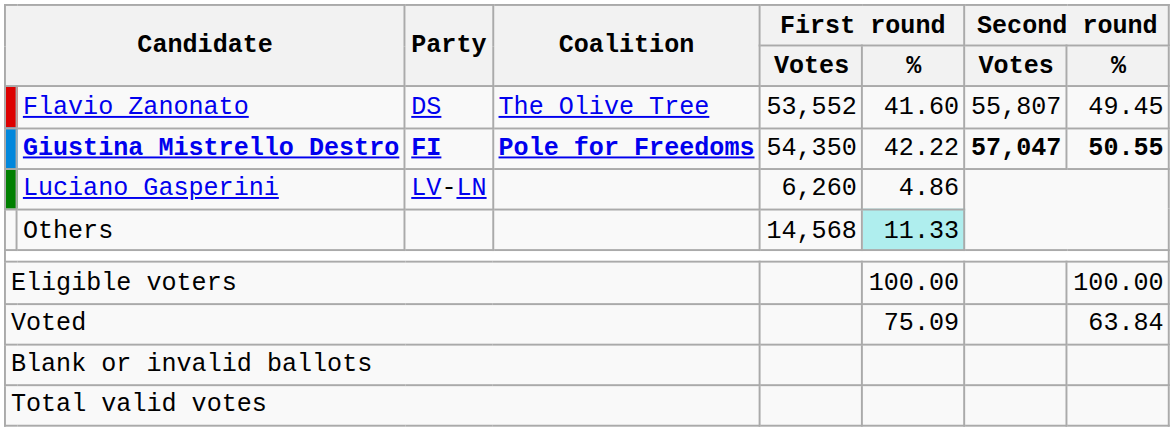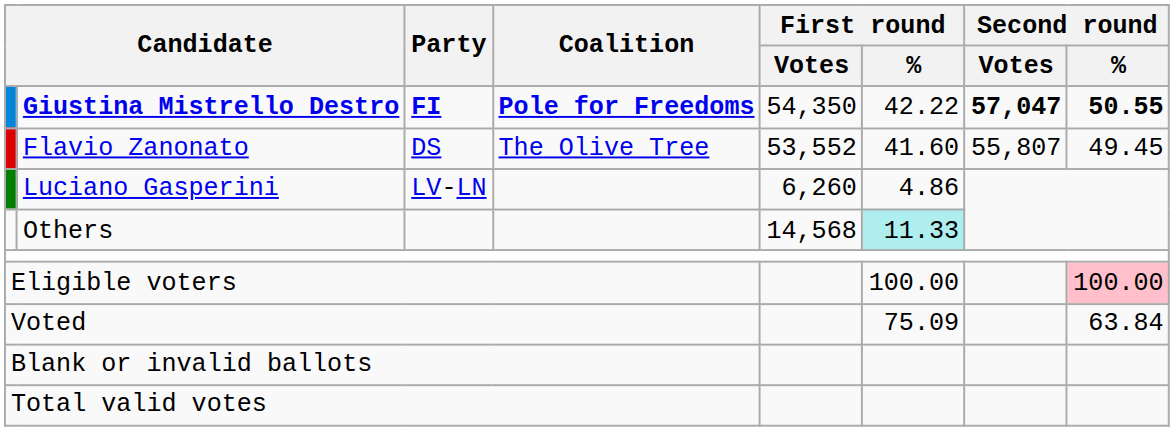rows swapped: (211, 148) <-> (136, 107)
(1118, 283) no background -> (1118, 283) pink background
